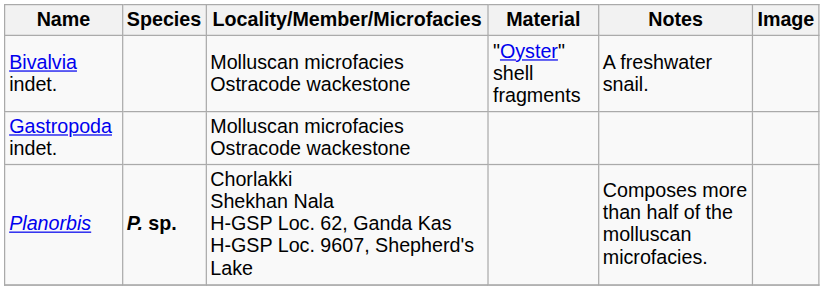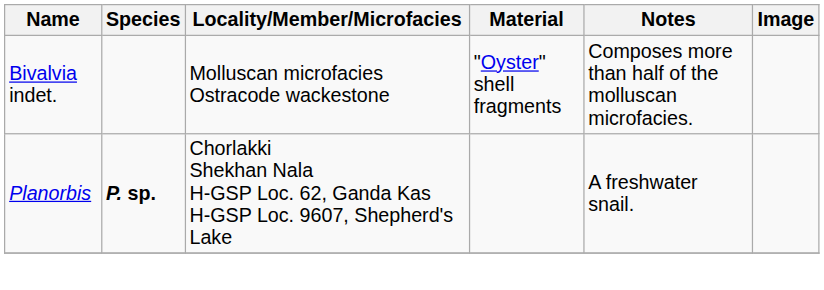(657, 73) A freshwater snail. -> (660, 84) Composes more than half of the molluscan microfacies.
- row: (61, 137)
(675, 224) Composes more than half of the molluscan microfacies. -> (643, 193) A freshwater snail.
